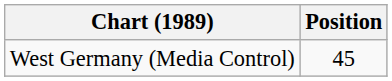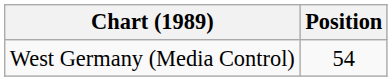(344, 57) 45 -> (344, 57) 54
